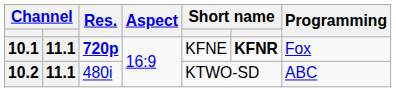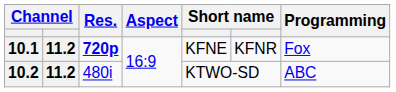(61, 49) 11.1 -> (61, 49) 11.2
(256, 49) bold -> (256, 49) normal
(61, 73) 11.1 -> (61, 73) 11.2
